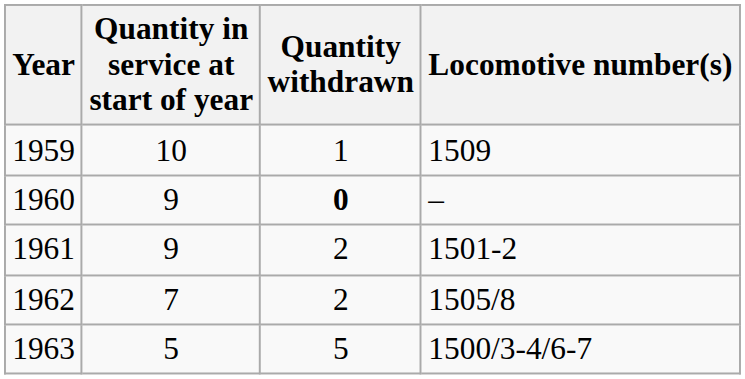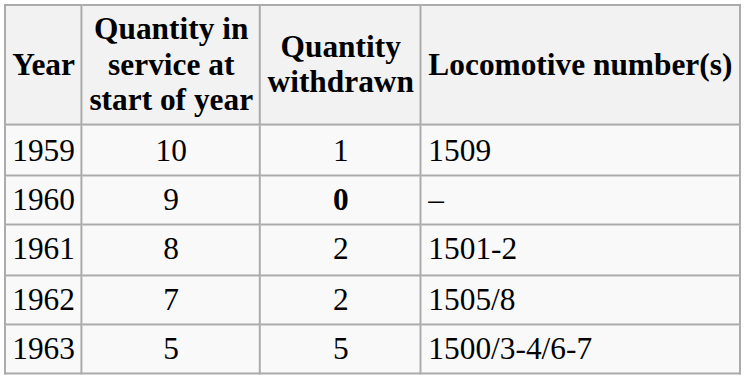(171, 249) 9 -> (171, 249) 8
